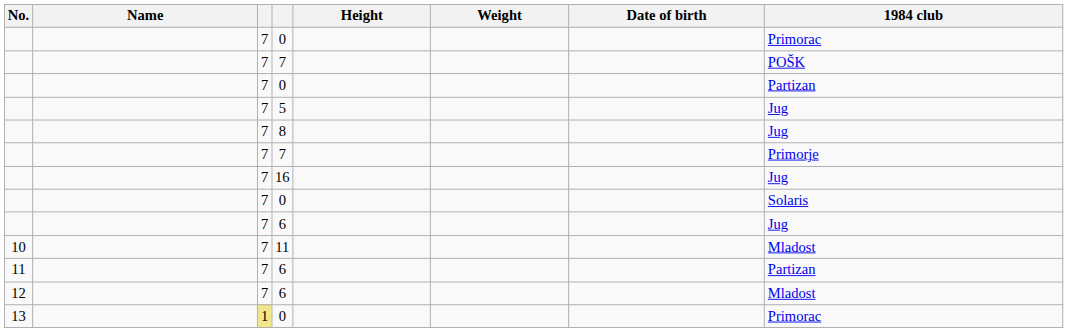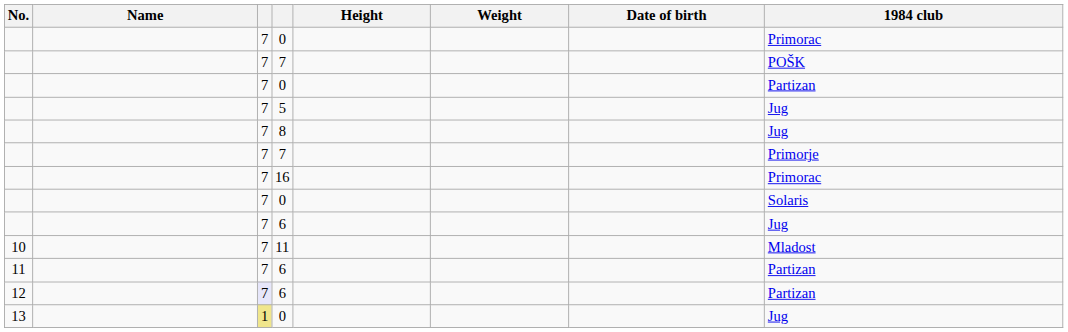(778, 177) Jug -> (795, 177) Primorac
(265, 293) no background -> (265, 293) lavender background
(792, 293) Mladost -> (792, 293) Partizan
(795, 316) Primorac -> (778, 316) Jug
